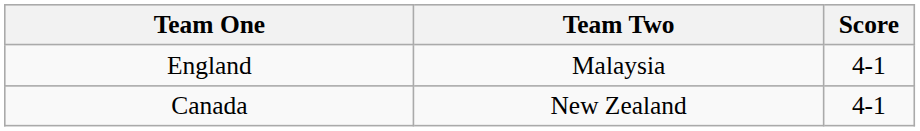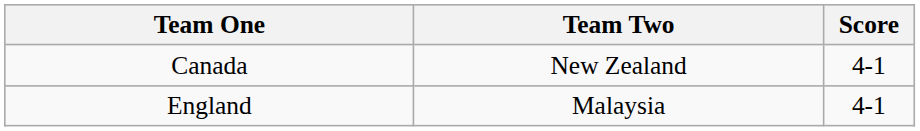rows swapped: (209, 65) <-> (209, 105)
